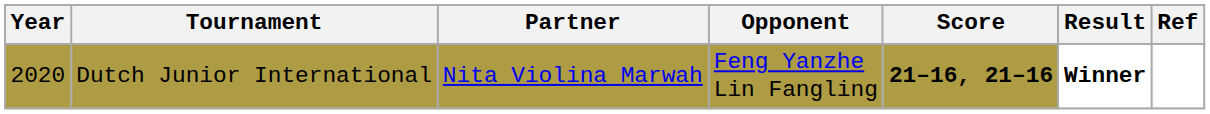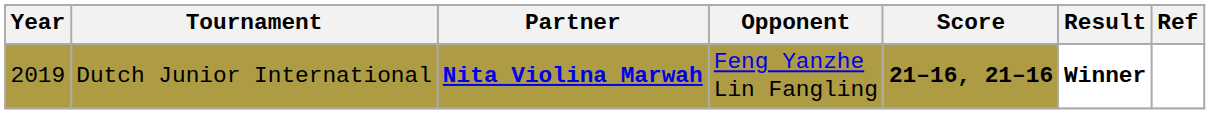(38, 76) 2020 -> (38, 76) 2019
(573, 76) normal -> (573, 76) bold
